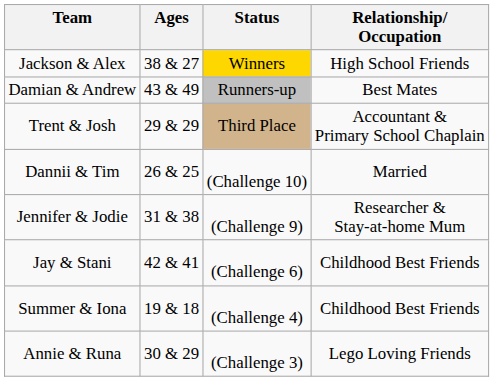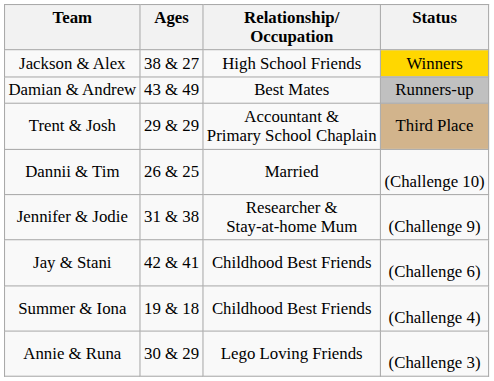columns swapped: (400, 27) <-> (257, 17)
